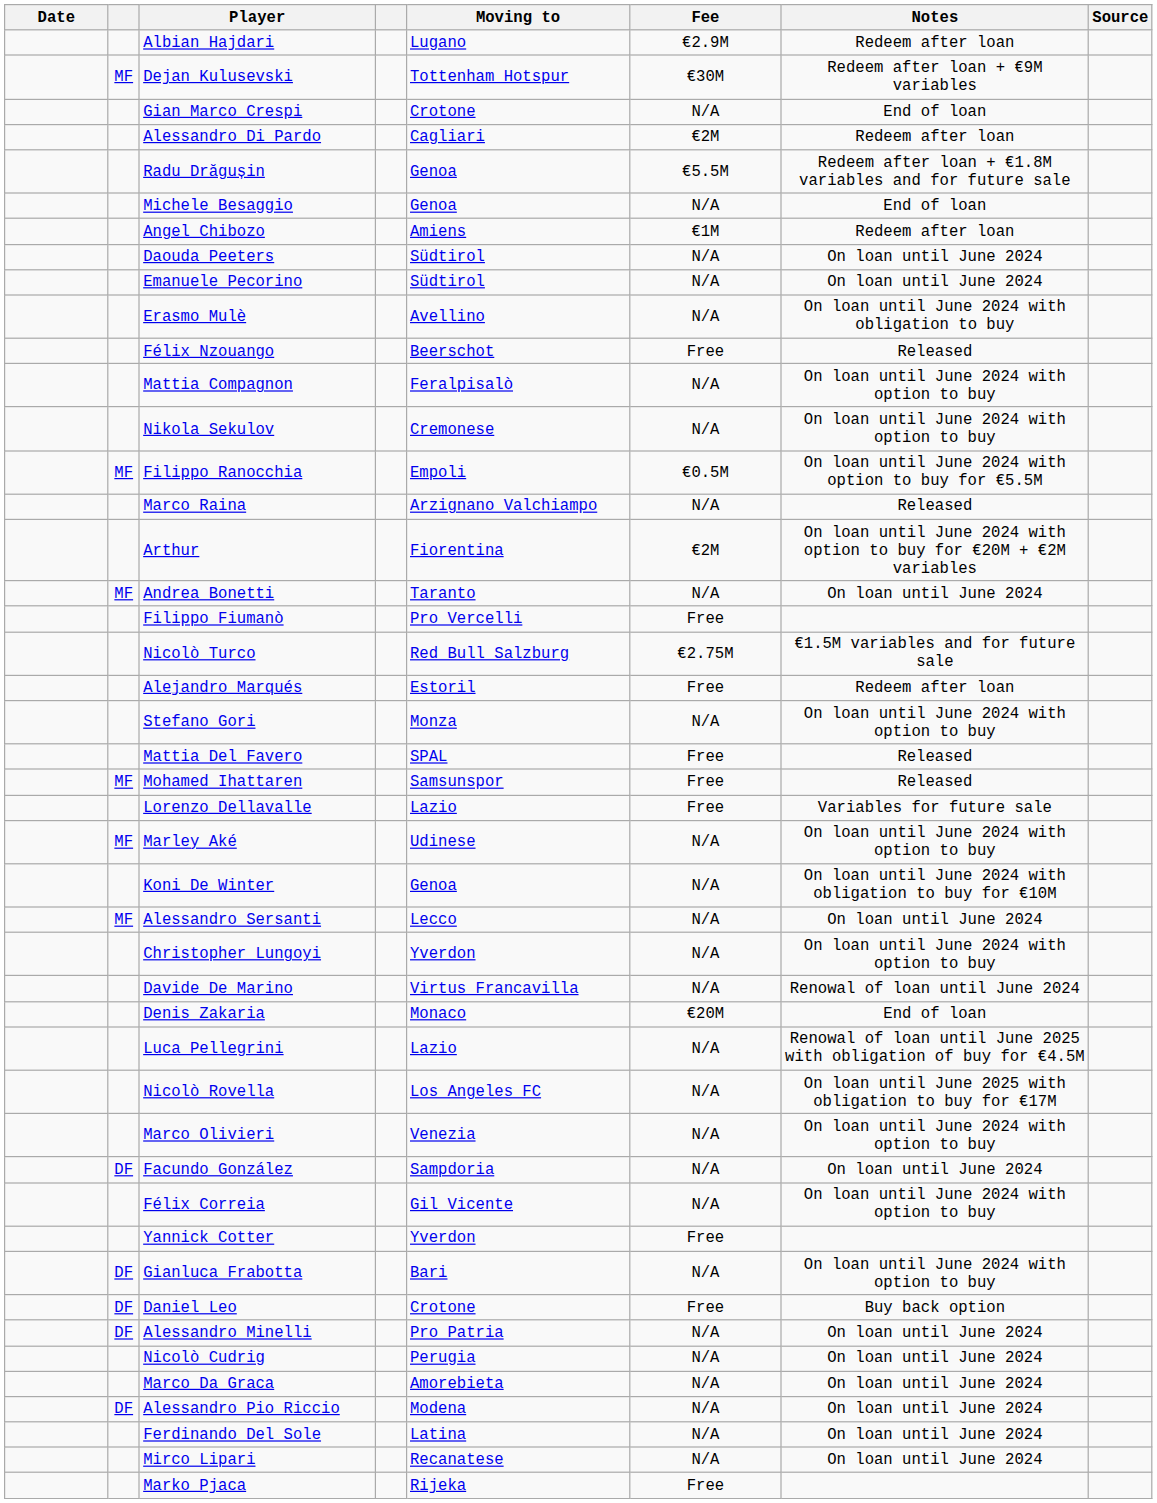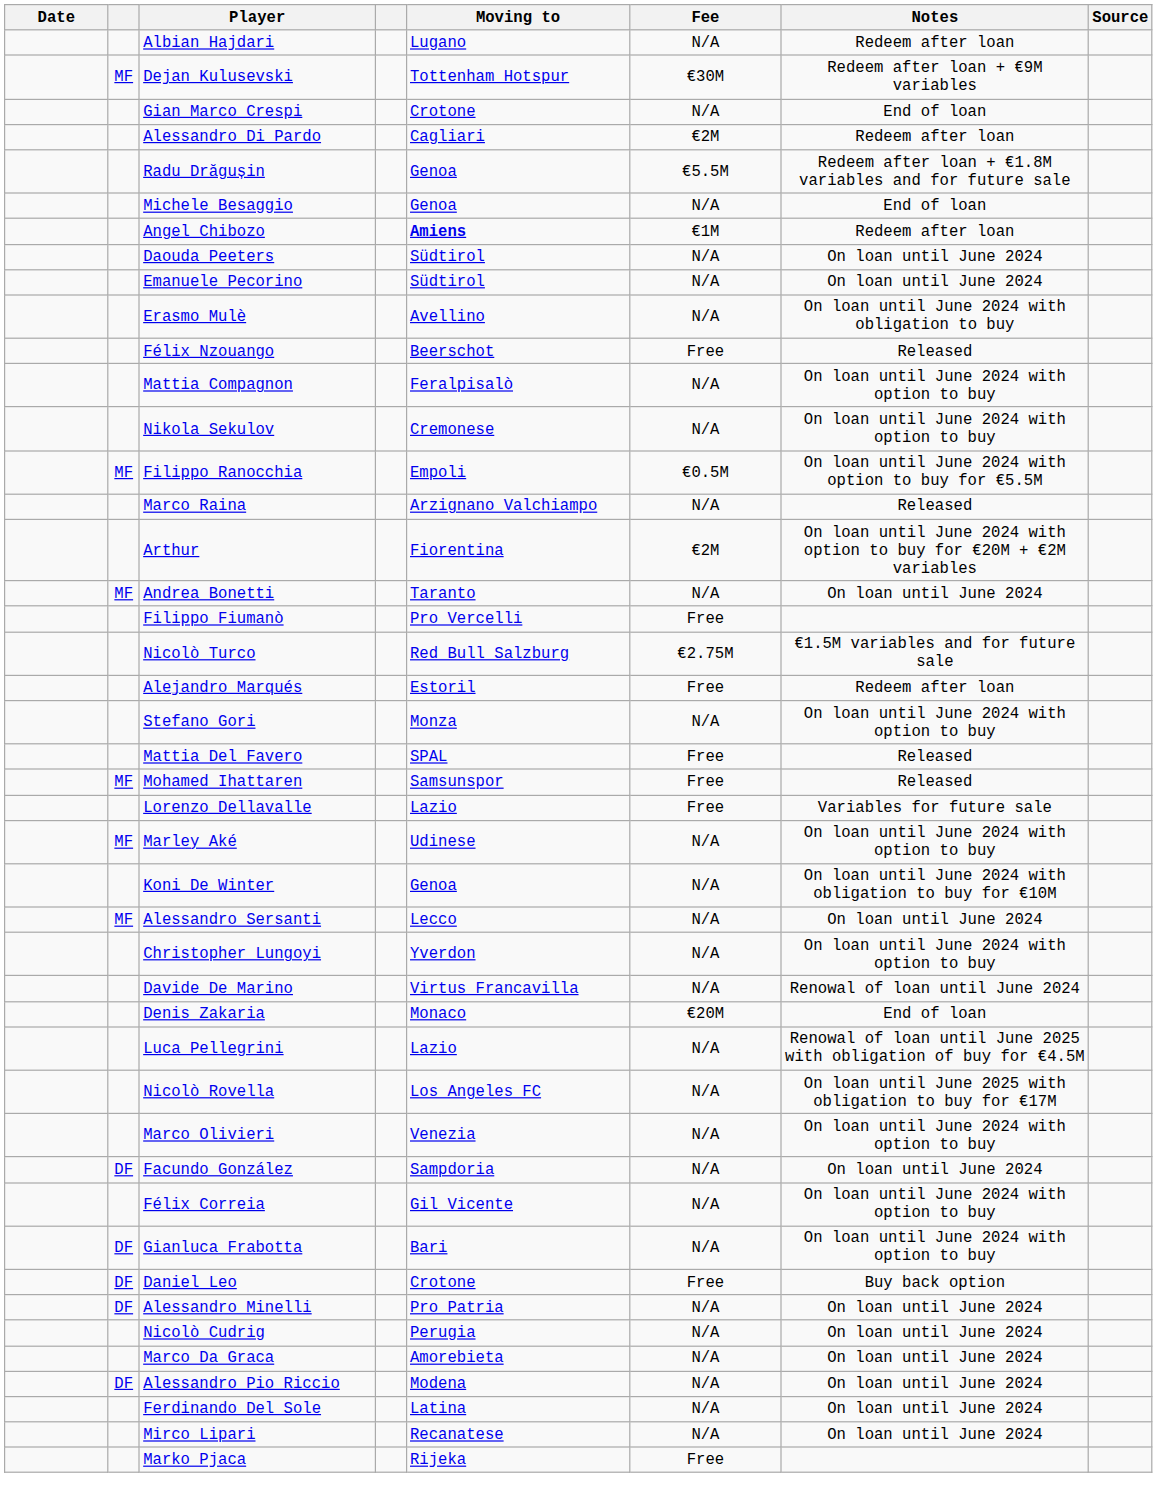(705, 43) €2.9M -> (705, 43) N/A
(438, 231) normal -> (438, 231) bold
- row: (209, 1239)
